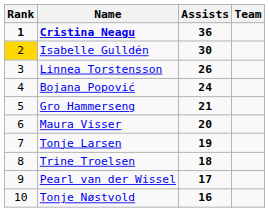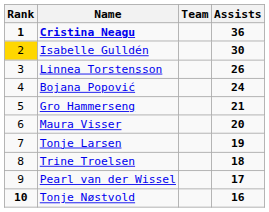columns swapped: (248, 14) <-> (205, 14)
(21, 198) normal -> (21, 198) bold
